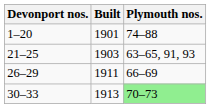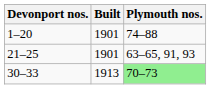(107, 53) 1903 -> (107, 53) 1901
- row: (23, 73)
